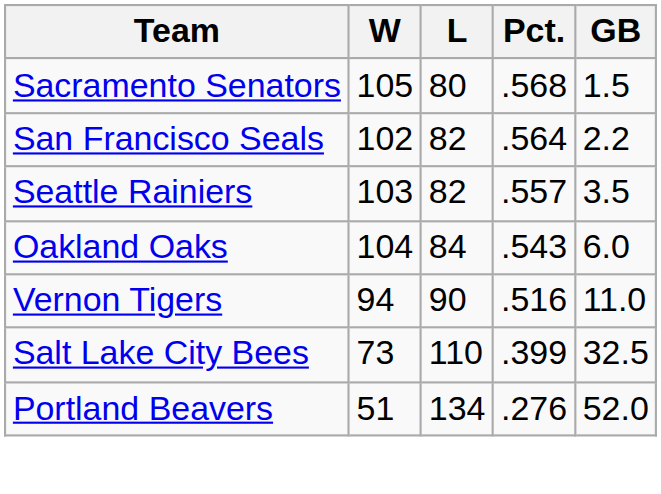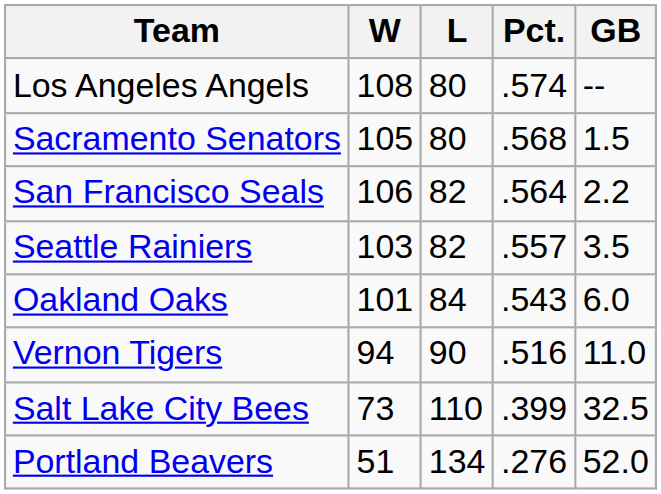+ row: (161, 85)
(385, 138) 102 -> (385, 192) 106
(385, 246) 104 -> (385, 300) 101
